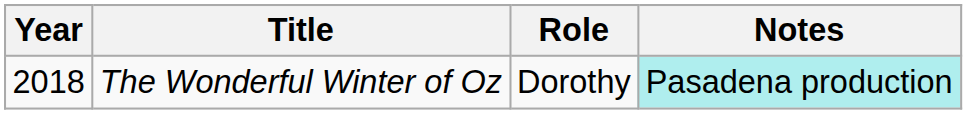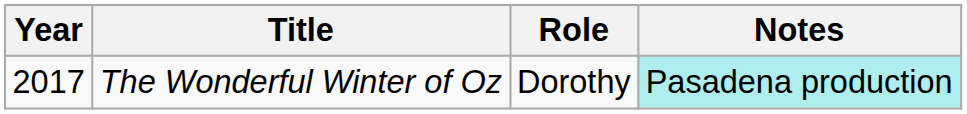(49, 81) 2018 -> (49, 81) 2017
